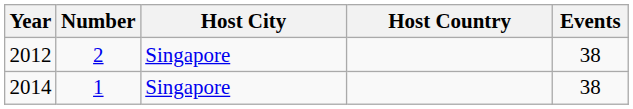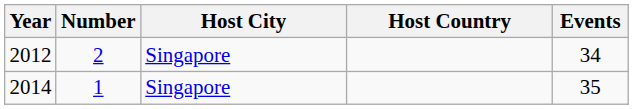(590, 54) 38 -> (590, 54) 34
(590, 87) 38 -> (590, 87) 35
